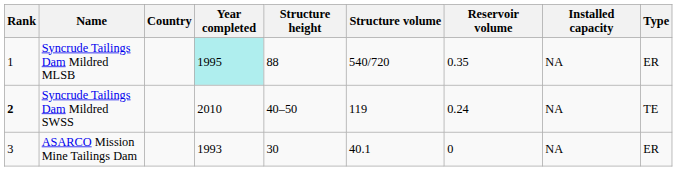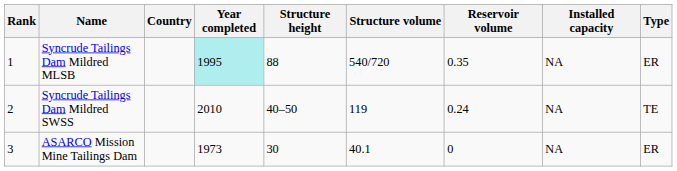(10, 108) bold -> (10, 108) normal
(210, 149) 1993 -> (210, 149) 1973
